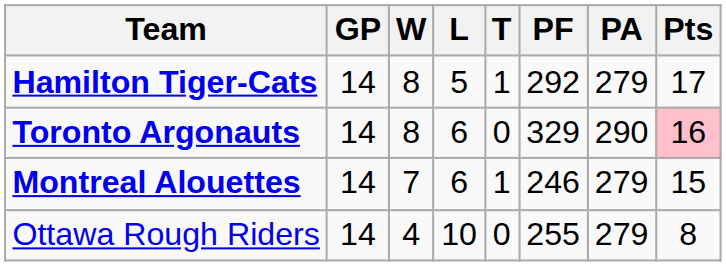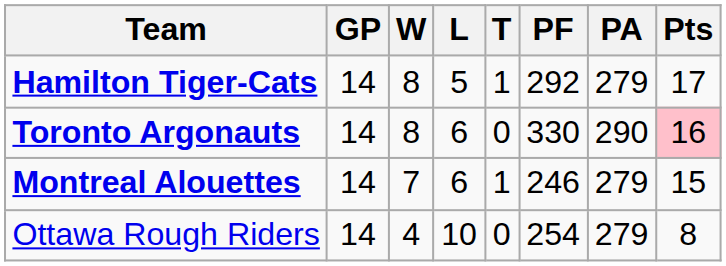(553, 132) 329 -> (553, 132) 330
(553, 234) 255 -> (553, 234) 254
